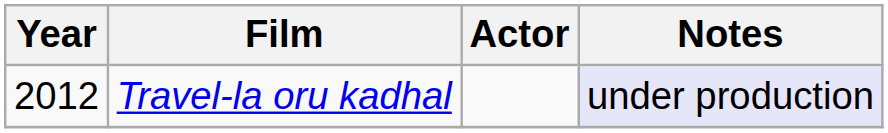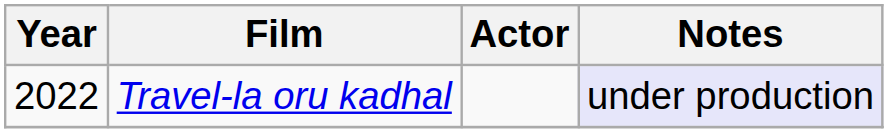(57, 95) 2012 -> (57, 95) 2022
